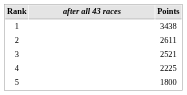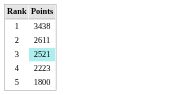- column: (92, 12)
(168, 54) no background -> (42, 54) paleturquoise background
(168, 68) 2225 -> (42, 68) 2223
